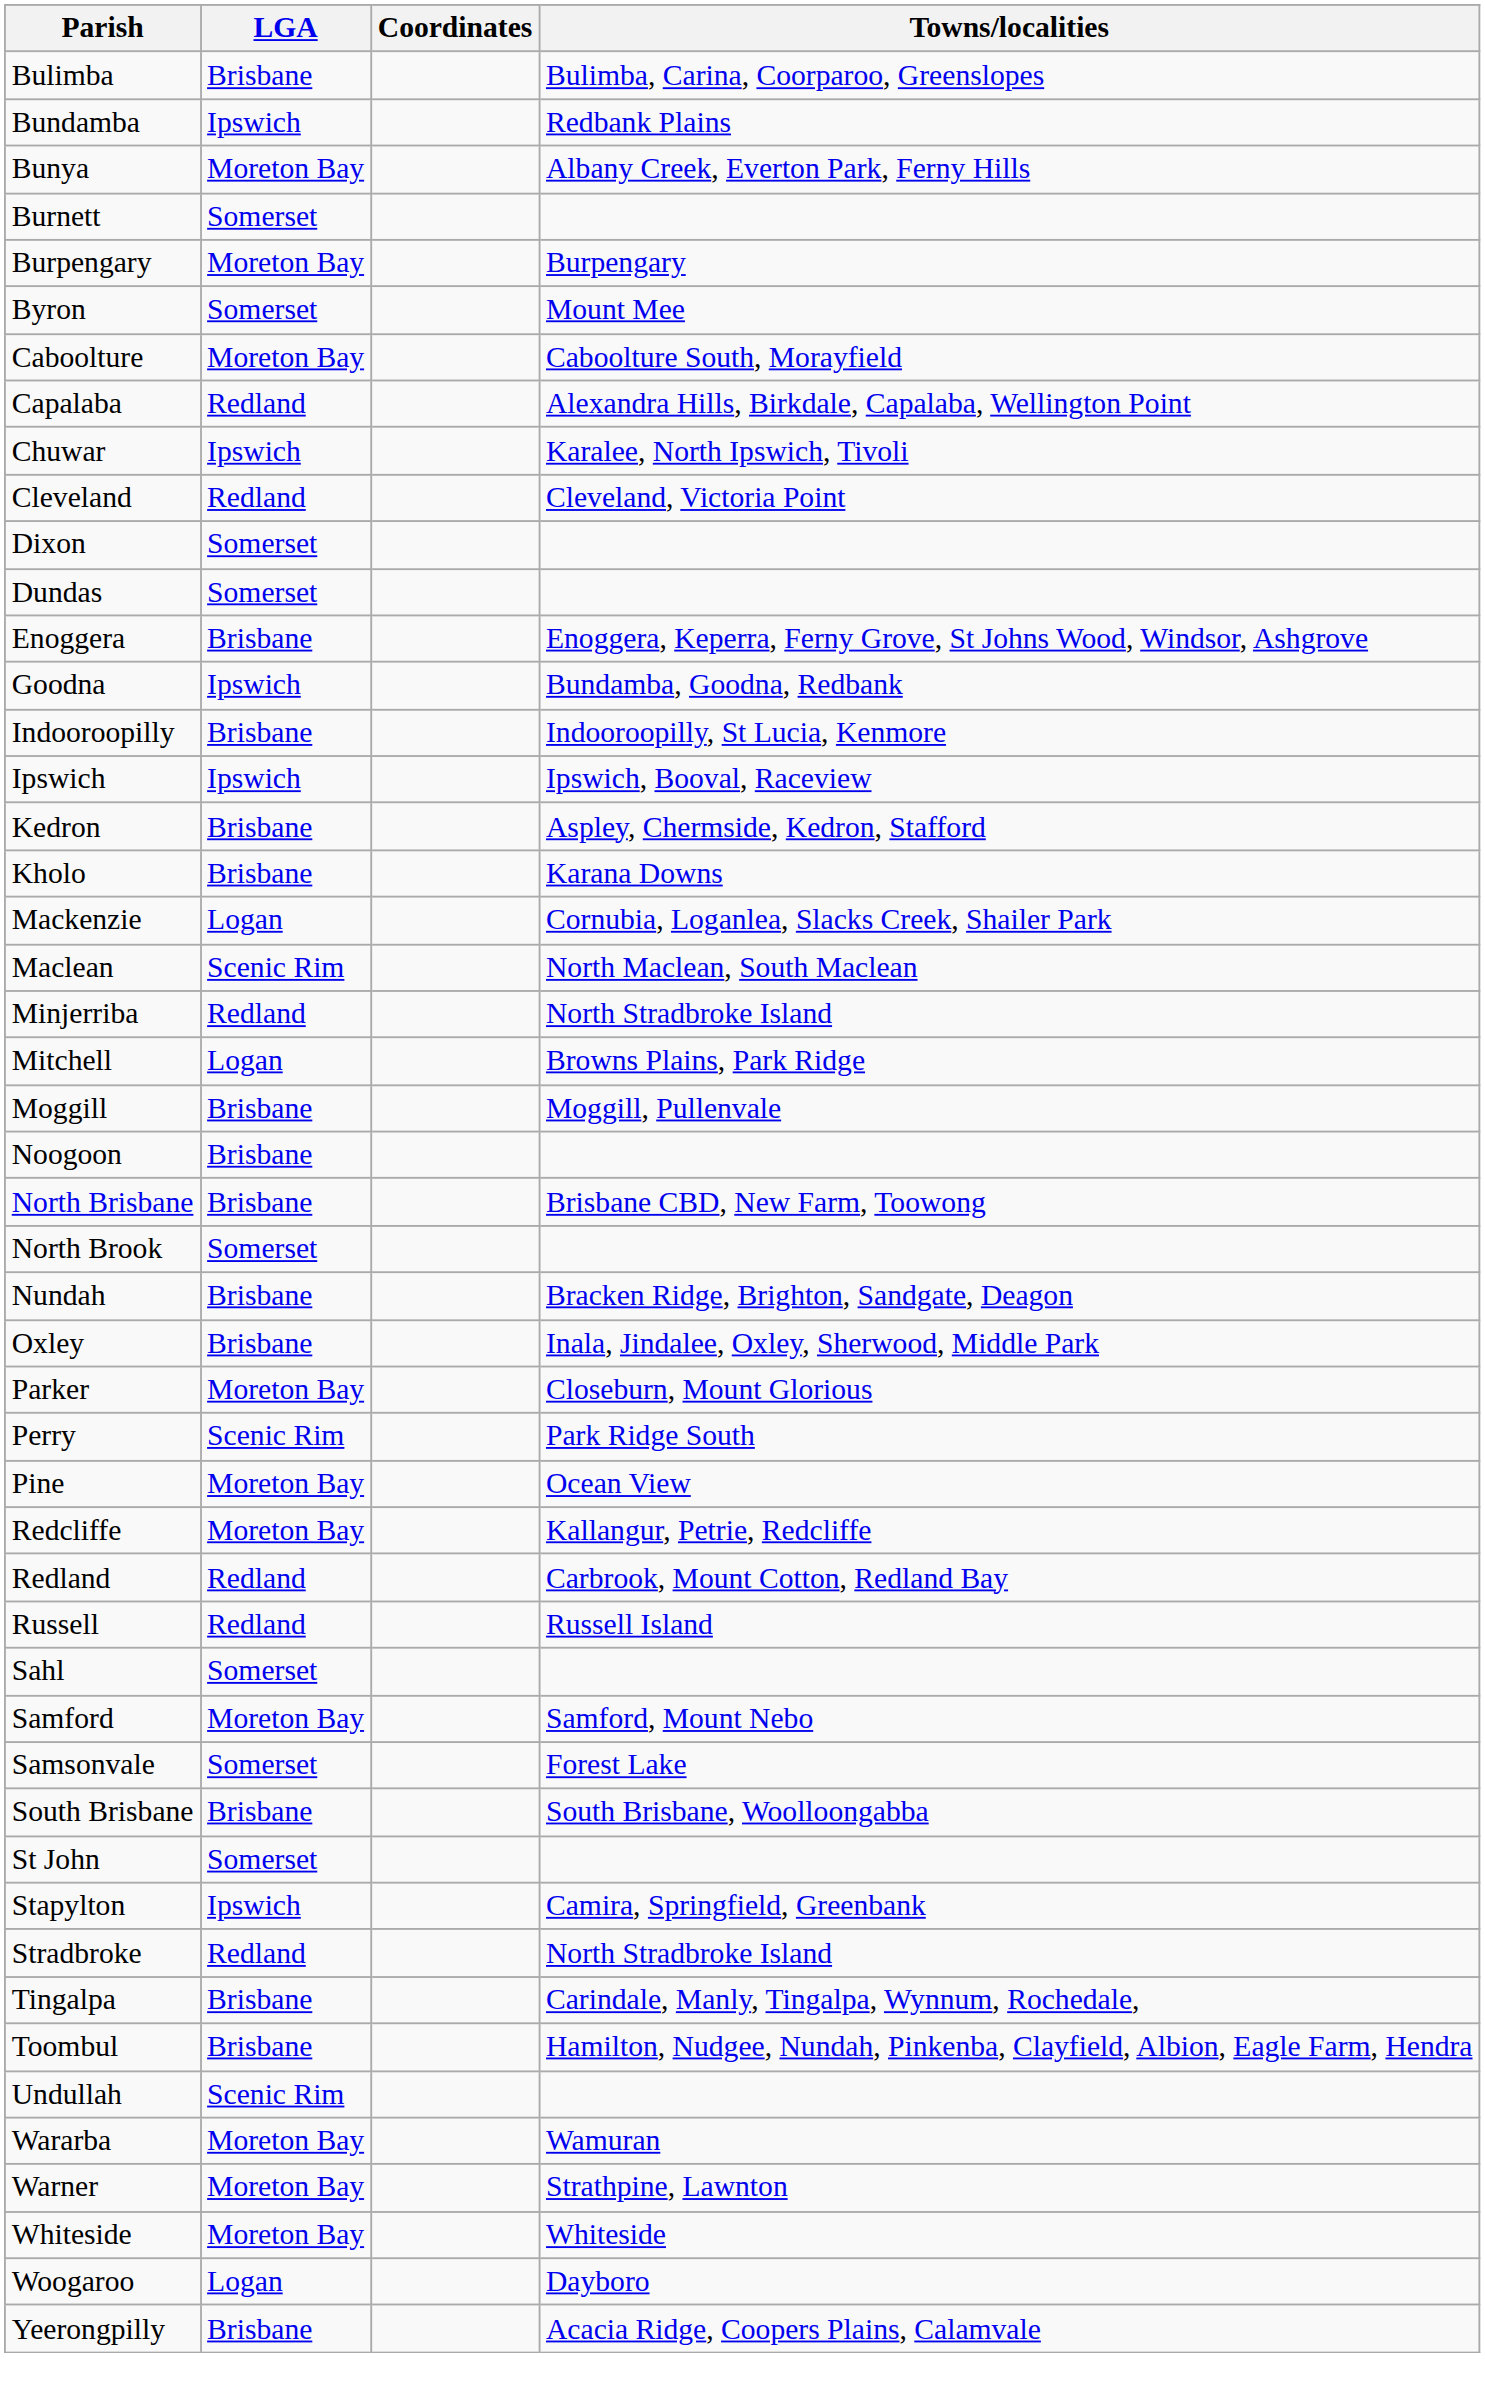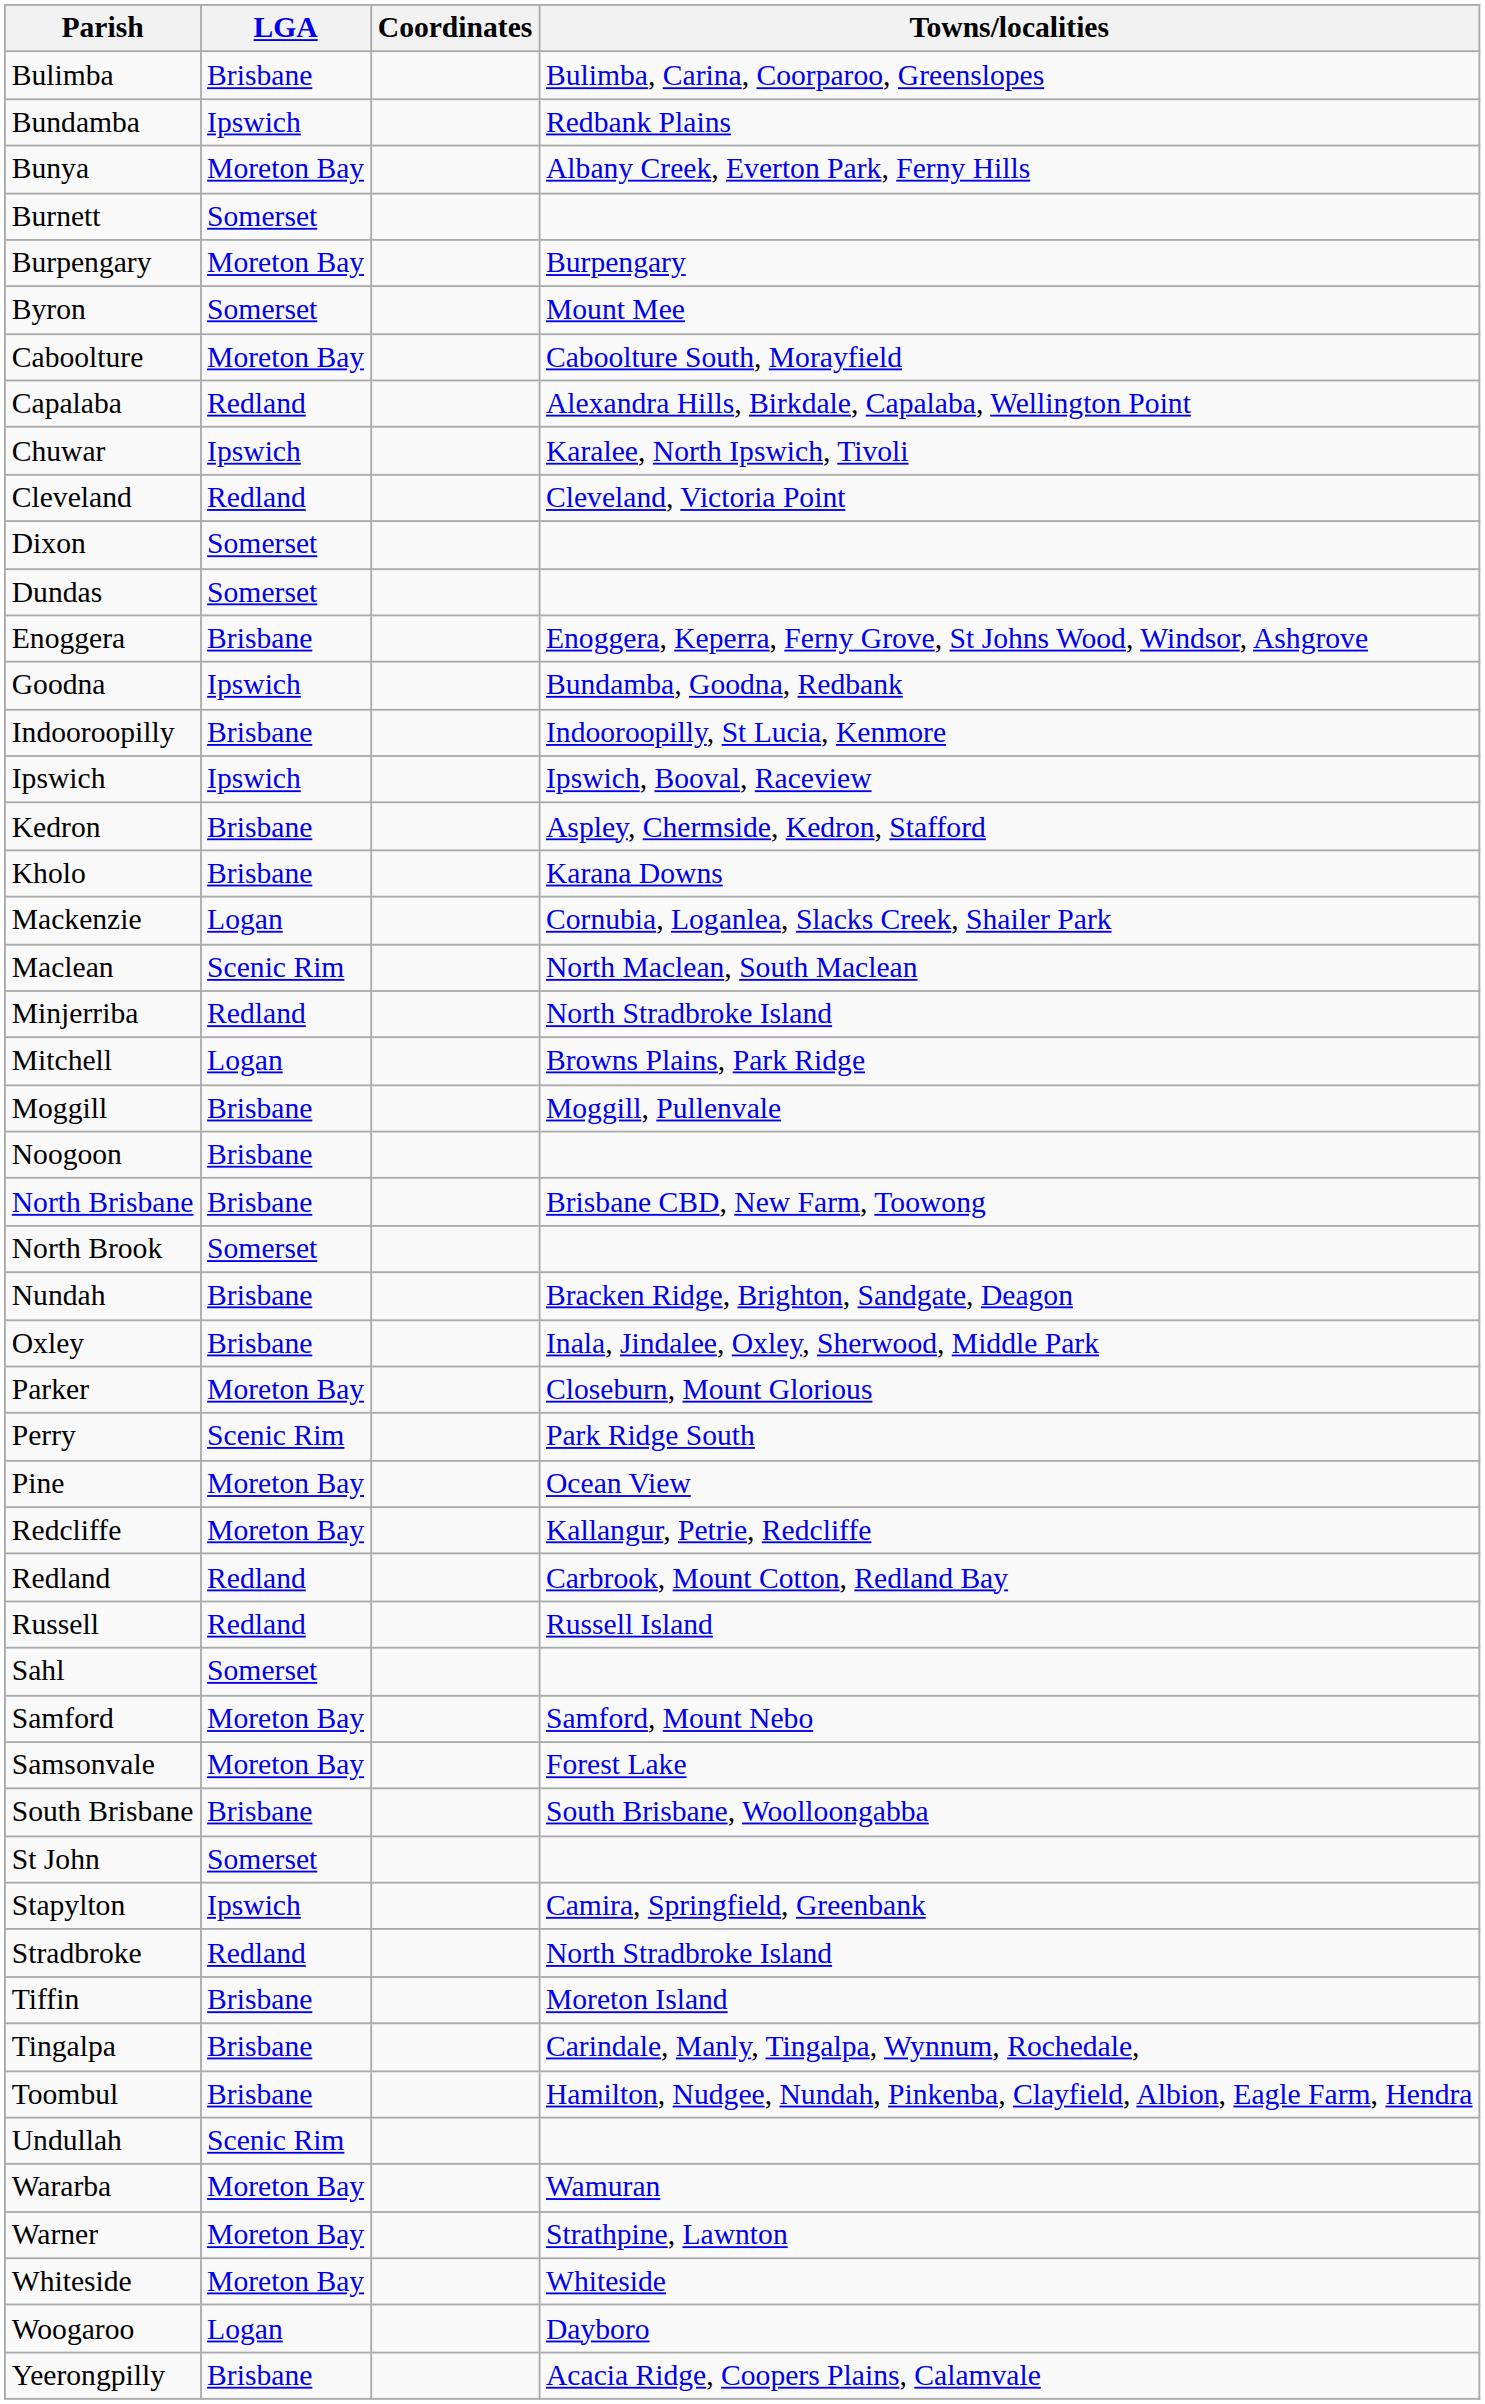(262, 1764) Somerset -> (286, 1764) Moreton Bay
+ row: (45, 1999)
